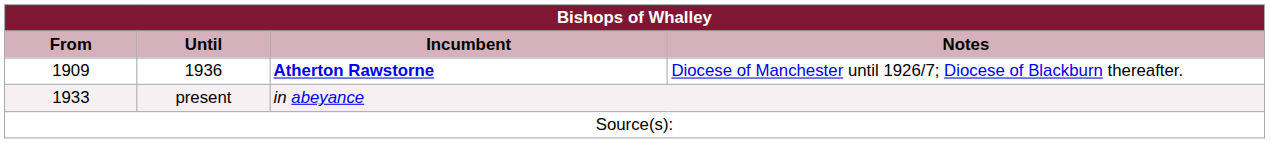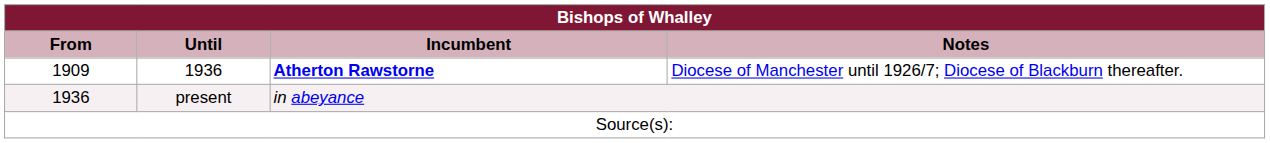(71, 97) 1933 -> (71, 97) 1936
